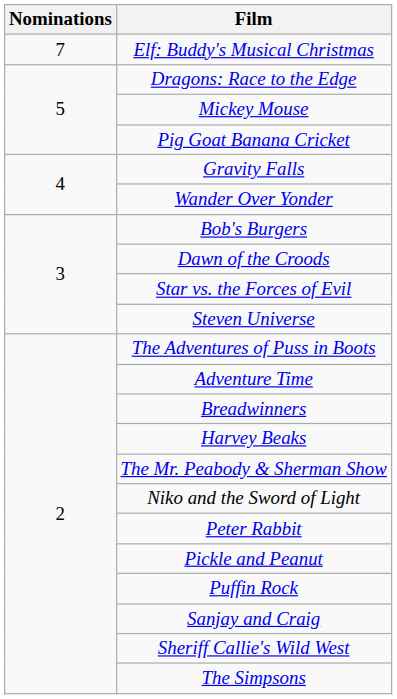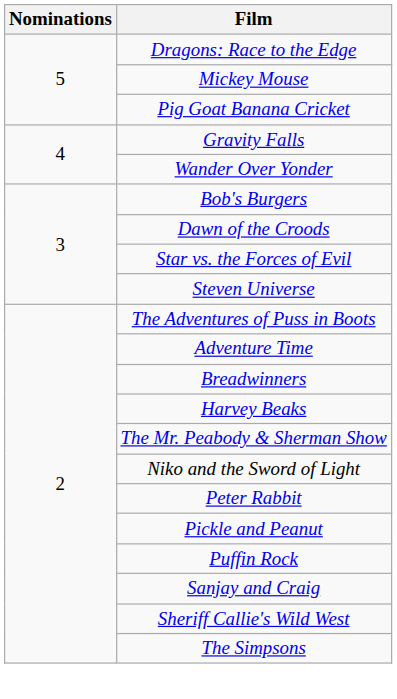- row: (254, 49)
